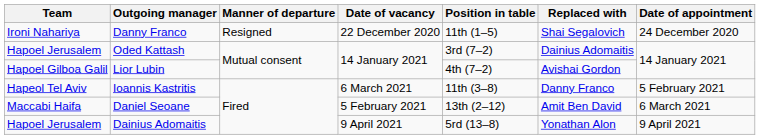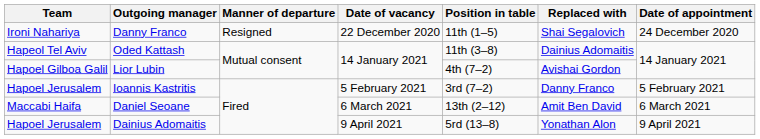(54, 50) Hapoel Jerusalem -> (47, 50) Hapeol Tel Aviv
(469, 50) 3rd (7–2) -> (472, 50) 11th (3–8)
(47, 87) Hapeol Tel Aviv -> (54, 87) Hapoel Jerusalem
(376, 87) 6 March 2021 -> (383, 87) 5 February 2021
(472, 87) 11th (3–8) -> (469, 87) 3rd (7–2)
(383, 106) 5 February 2021 -> (376, 106) 6 March 2021
